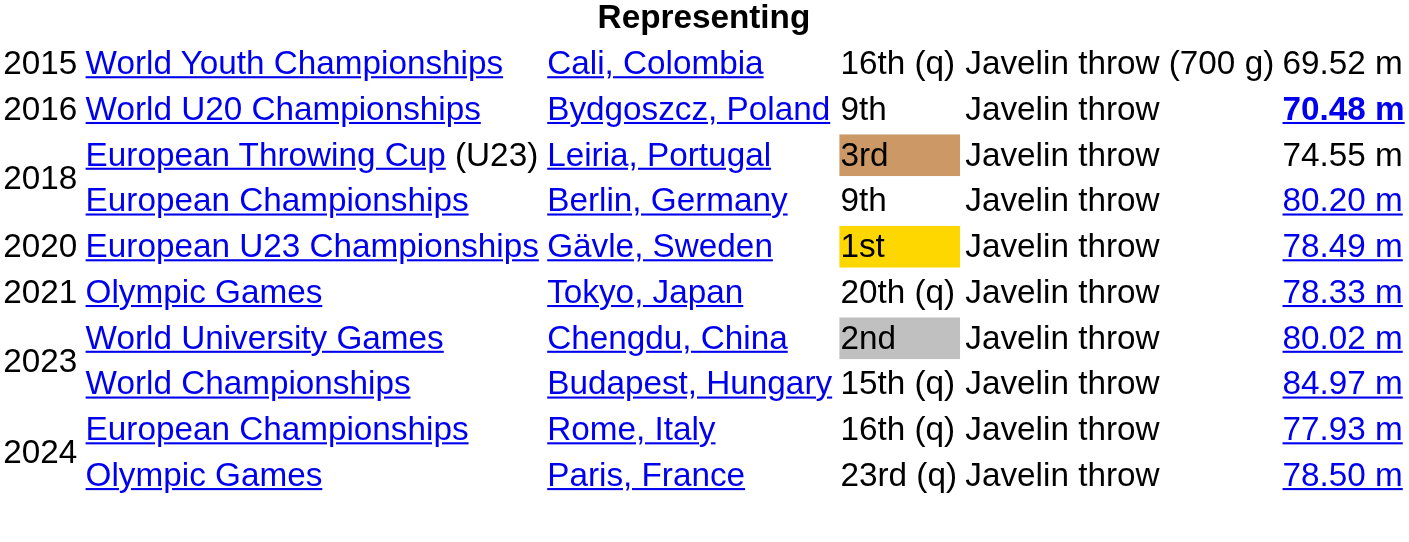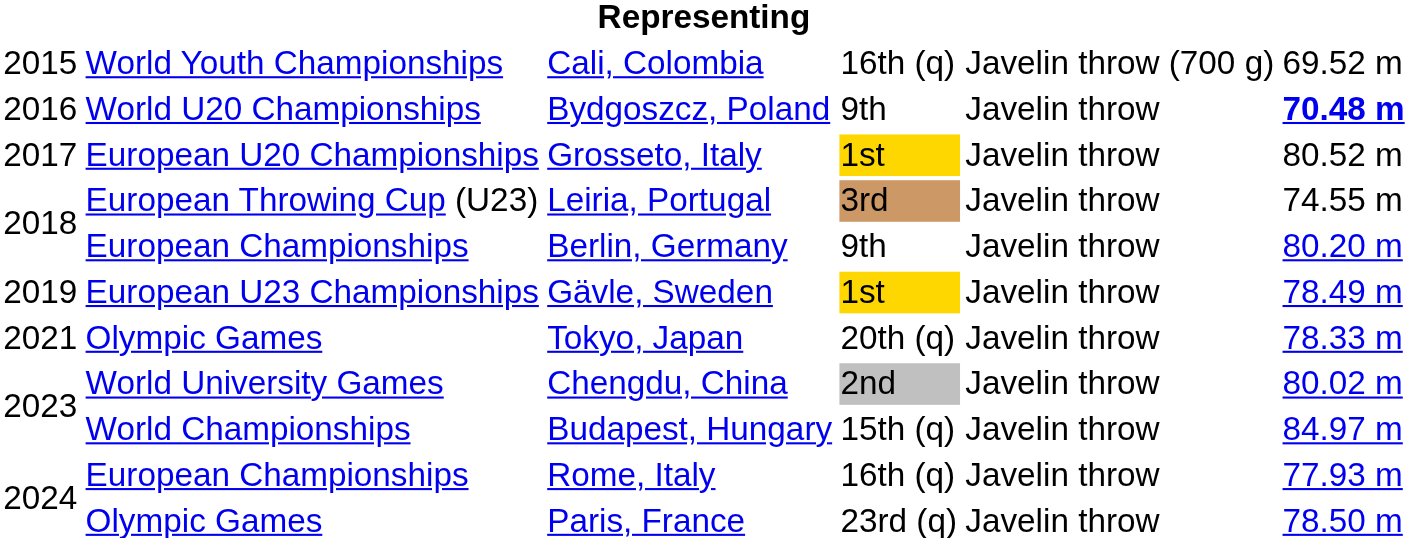+ row: (654, 154)
(40, 246) 2020 -> (40, 291) 2019
